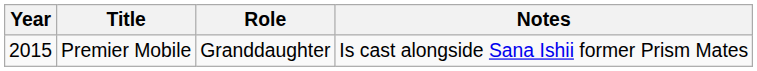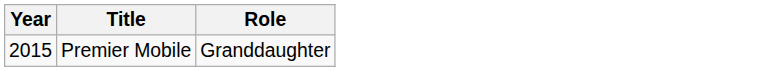- column: (544, 19)
